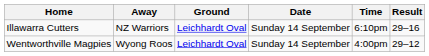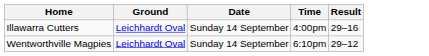- column: (144, 12)
(371, 28) 6:10pm -> (310, 28) 4:00pm
(371, 43) 4:00pm -> (310, 43) 6:10pm
